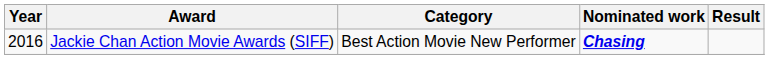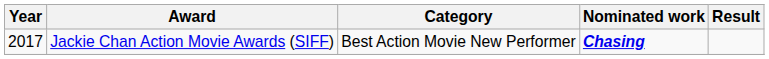(26, 41) 2016 -> (26, 41) 2017
